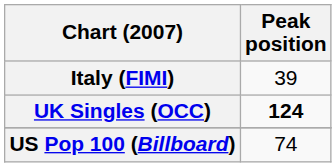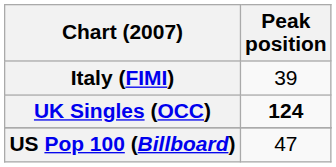(286, 144) 74 -> (286, 144) 47
